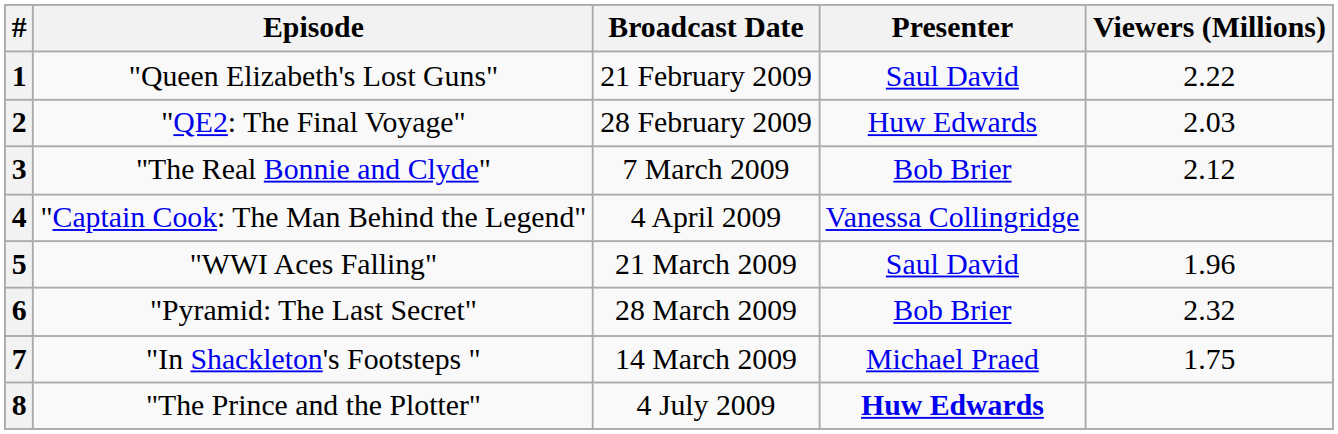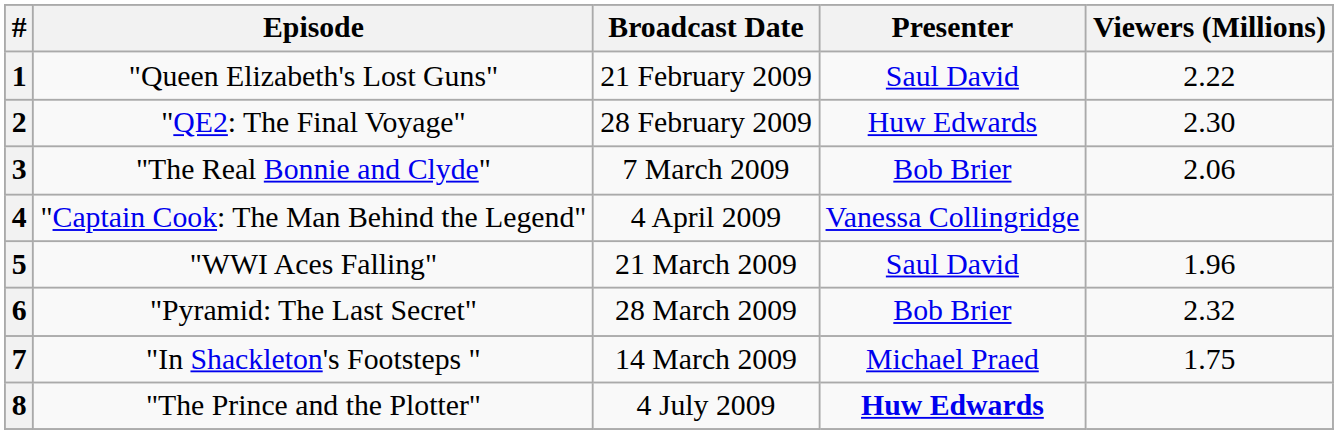(1209, 122) 2.03 -> (1209, 122) 2.30
(1209, 169) 2.12 -> (1209, 169) 2.06
